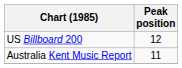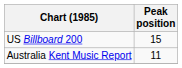(156, 39) 12 -> (156, 39) 15
